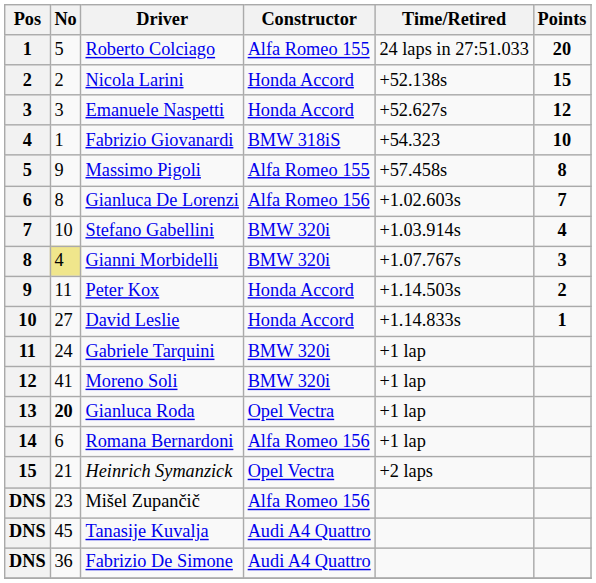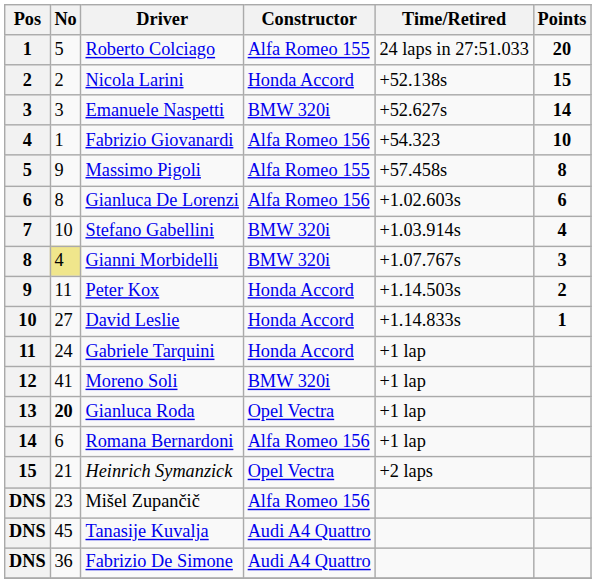(301, 109) Honda Accord -> (289, 109) BMW 320i
(562, 109) 12 -> (562, 109) 14
(294, 140) BMW 318iS -> (309, 140) Alfa Romeo 156
(562, 200) 7 -> (562, 200) 6
(289, 351) BMW 320i -> (301, 351) Honda Accord
